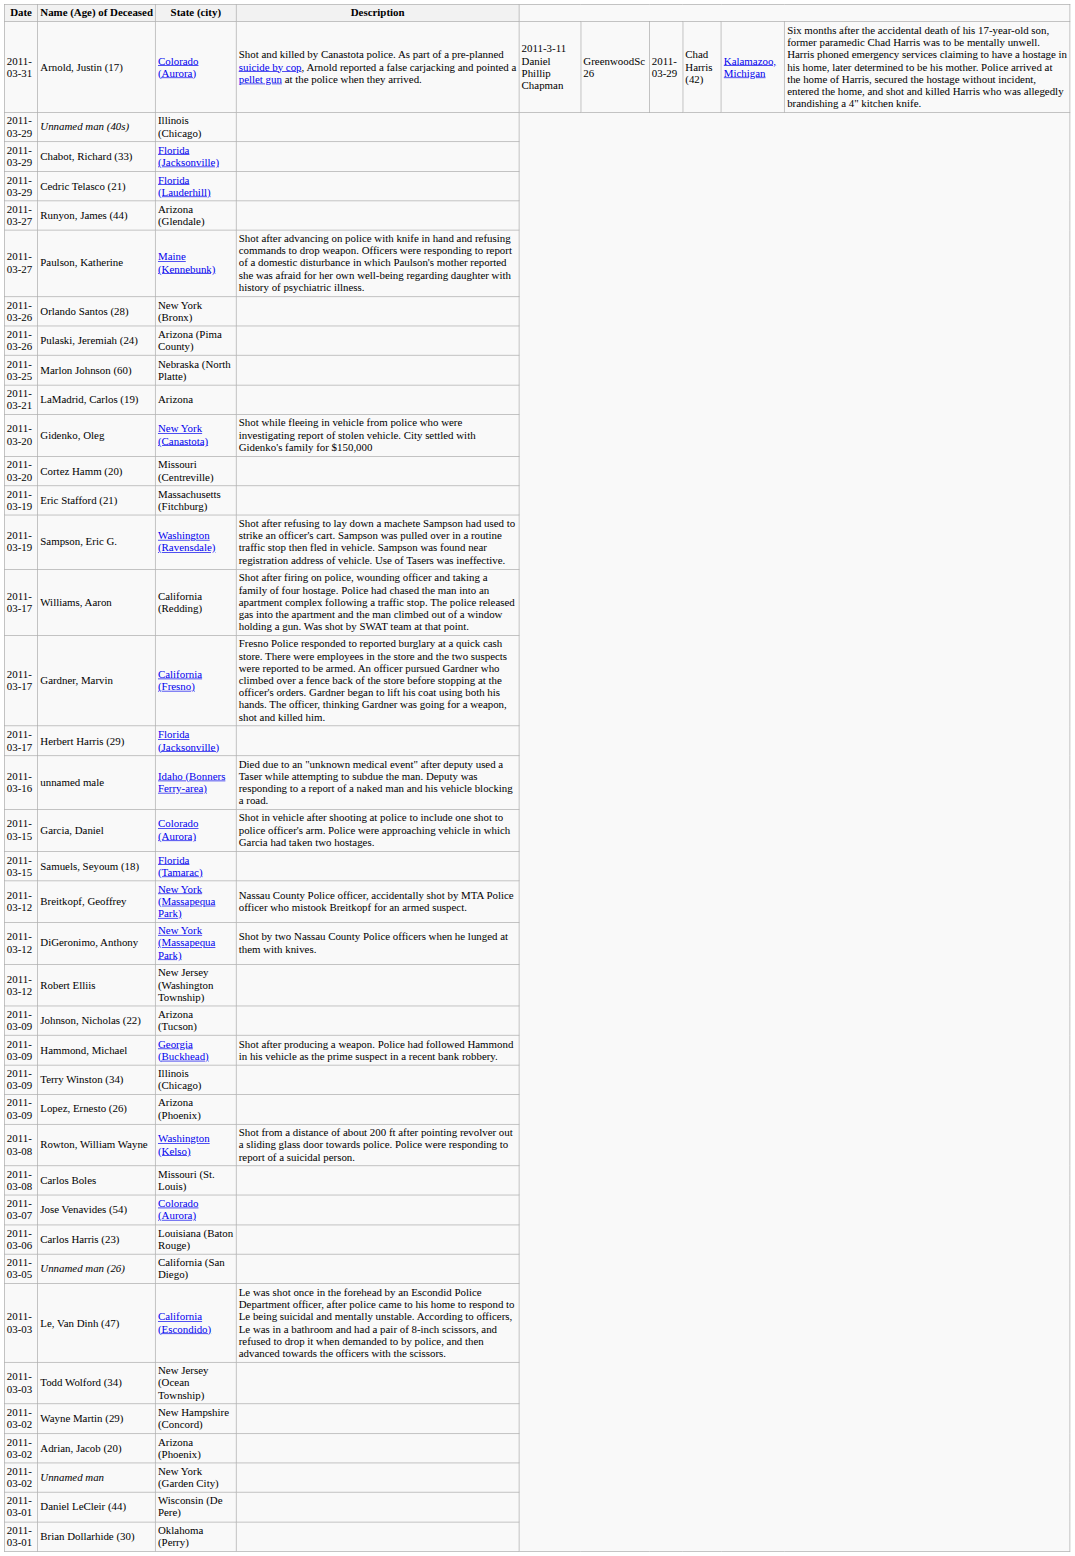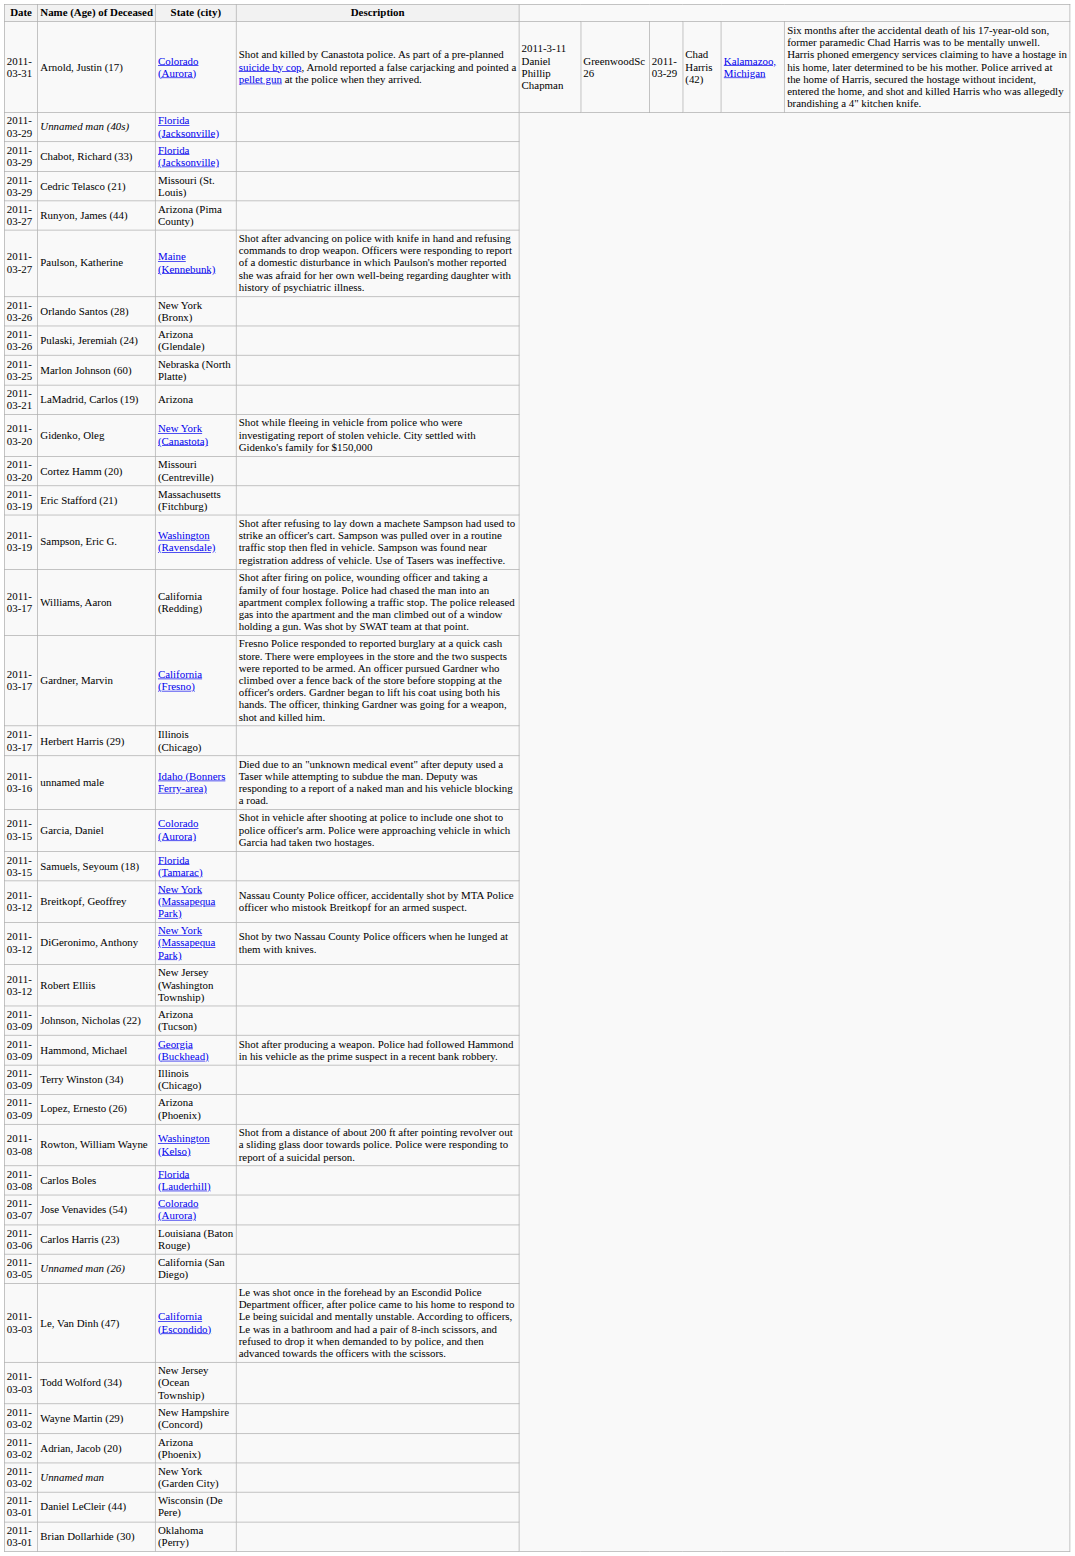(180, 127) Illinois (Chicago) -> (189, 127) Florida (Jacksonville)
(184, 186) Florida (Lauderhill) -> (186, 186) Missouri (St. Louis)
(181, 215) Arizona (Glendale) -> (190, 215) Arizona (Pima County)
(190, 340) Arizona (Pima County) -> (181, 340) Arizona (Glendale)
(189, 740) Florida (Jacksonville) -> (180, 740) Illinois (Chicago)
(186, 1180) Missouri (St. Louis) -> (184, 1180) Florida (Lauderhill)
